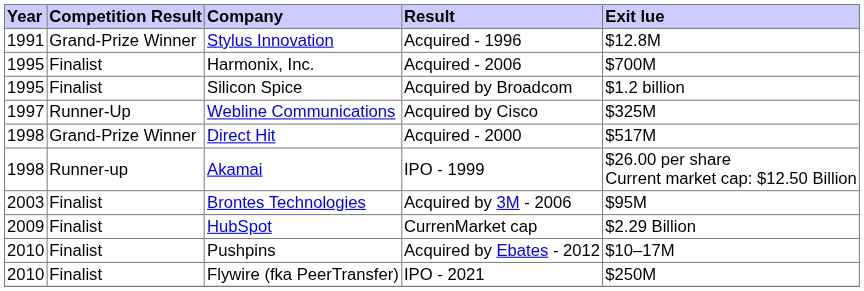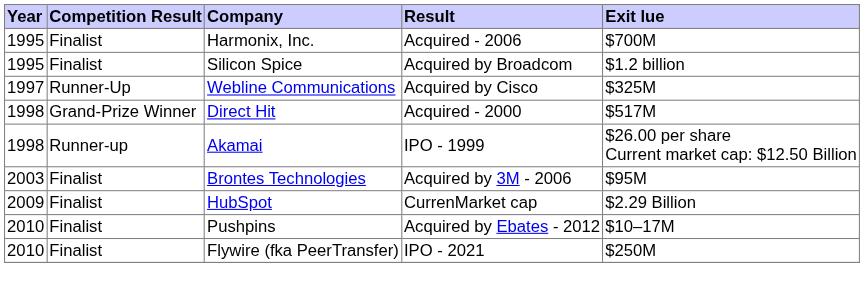- row: (270, 40)
